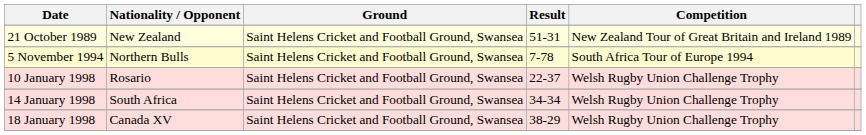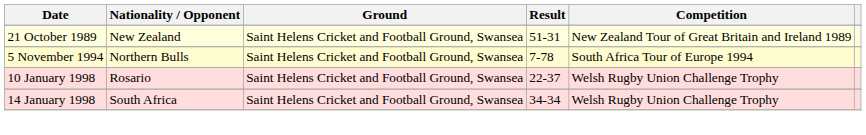- row: (51, 120)
